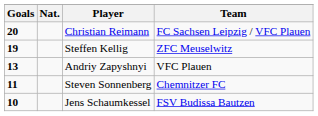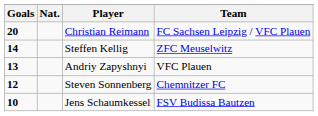(13, 48) 19 -> (13, 48) 14
(12, 84) 11 -> (13, 84) 12
